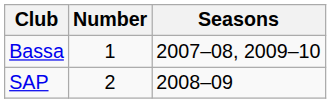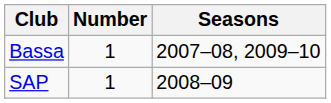(110, 82) 2 -> (110, 82) 1
